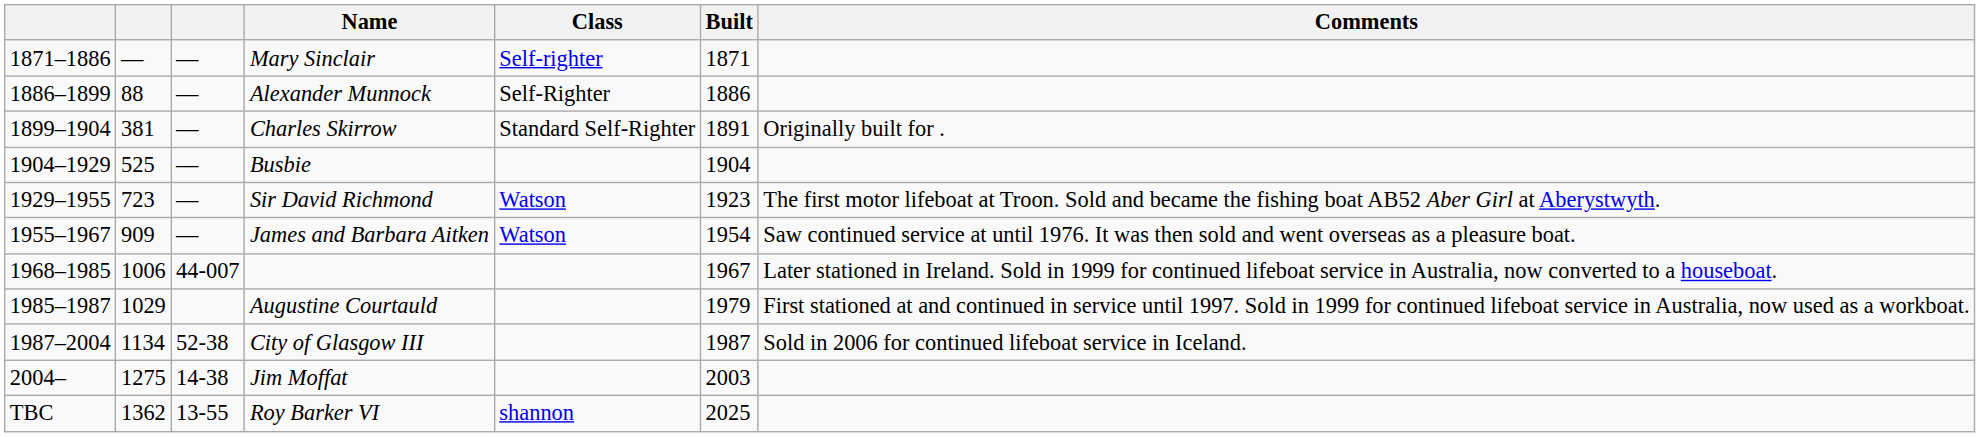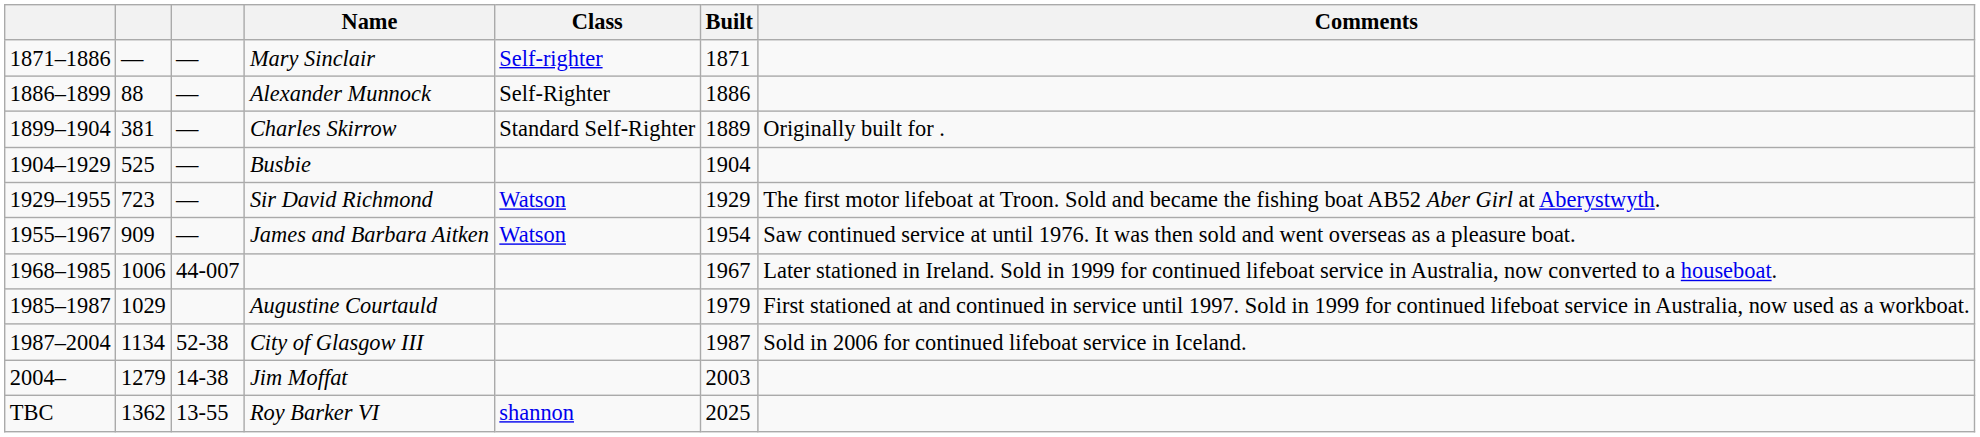(728, 128) 1891 -> (728, 128) 1889
(728, 199) 1923 -> (728, 199) 1929
(143, 377) 1275 -> (143, 377) 1279
